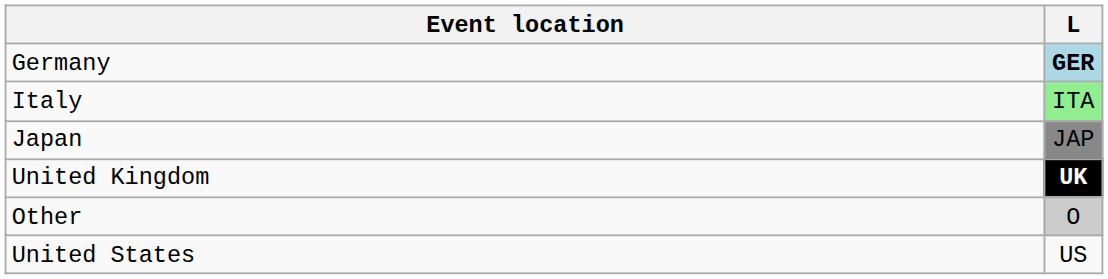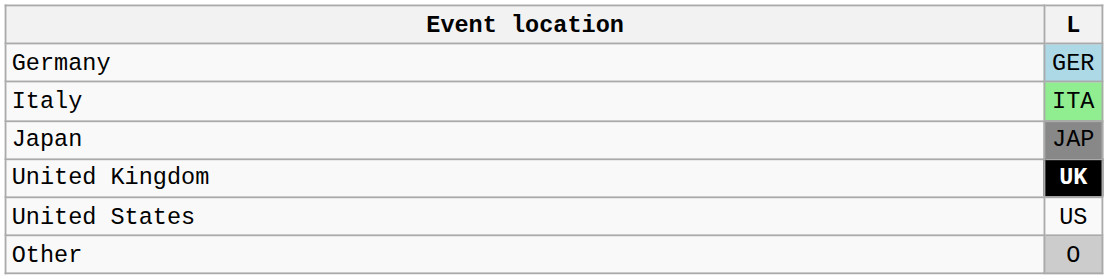(1073, 63) bold -> (1073, 63) normal
rows swapped: (103, 255) <-> (47, 216)
